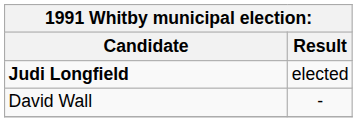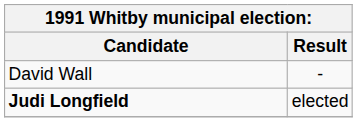rows swapped: (69, 74) <-> (50, 102)
